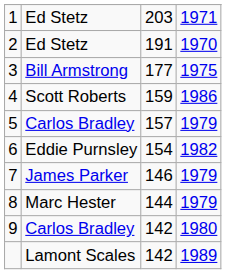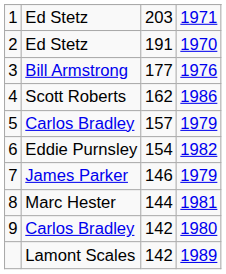(199, 70) 1975 -> (199, 70) 1976
(159, 96) 159 -> (159, 96) 162
(199, 202) 1979 -> (199, 202) 1981
